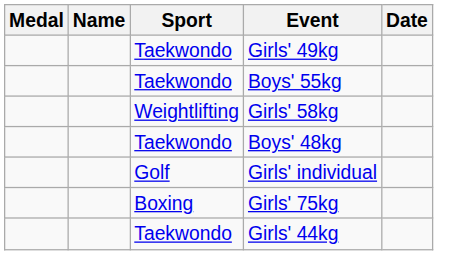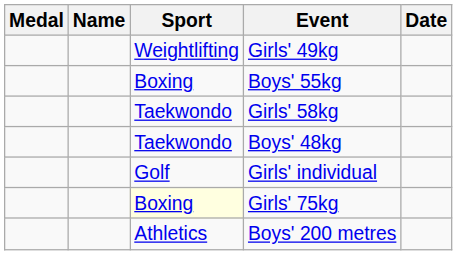(183, 51) Taekwondo -> (187, 51) Weightlifting
(183, 81) Taekwondo -> (164, 81) Boxing
(187, 112) Weightlifting -> (183, 112) Taekwondo
(164, 203) no background -> (164, 203) lightyellow background
- row: (293, 234)
+ row: (322, 234)
